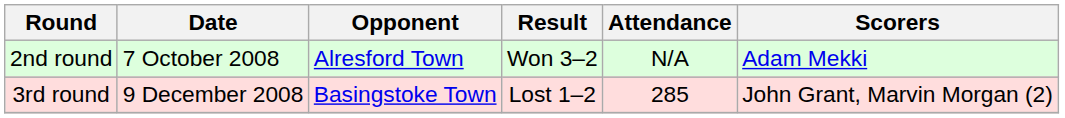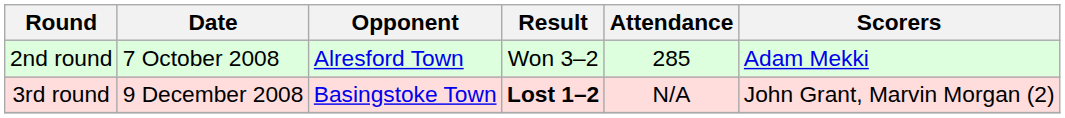(670, 58) N/A -> (672, 58) 285
(552, 94) normal -> (553, 94) bold
(670, 94) 285 -> (672, 94) N/A
